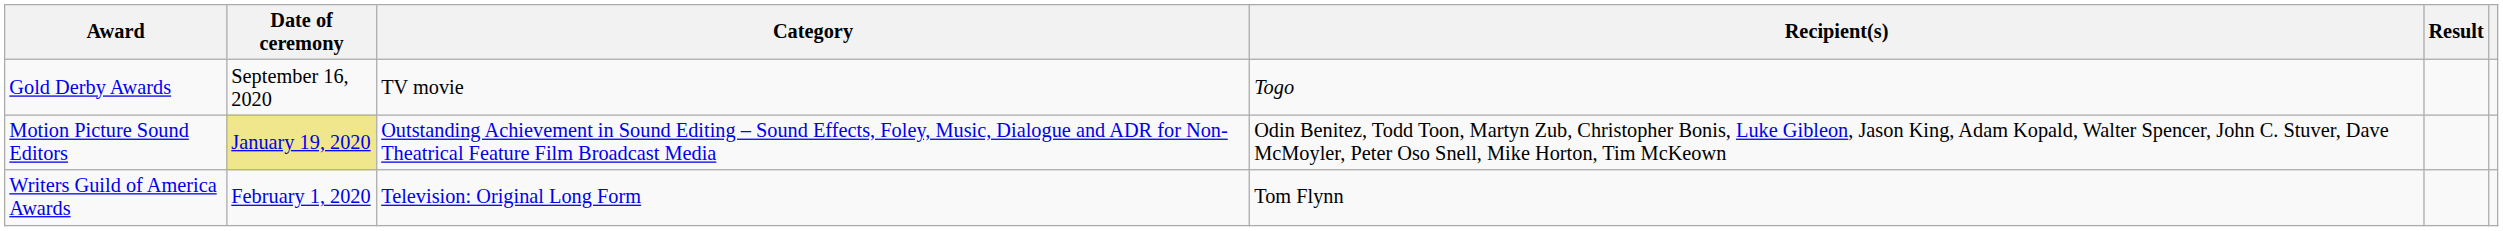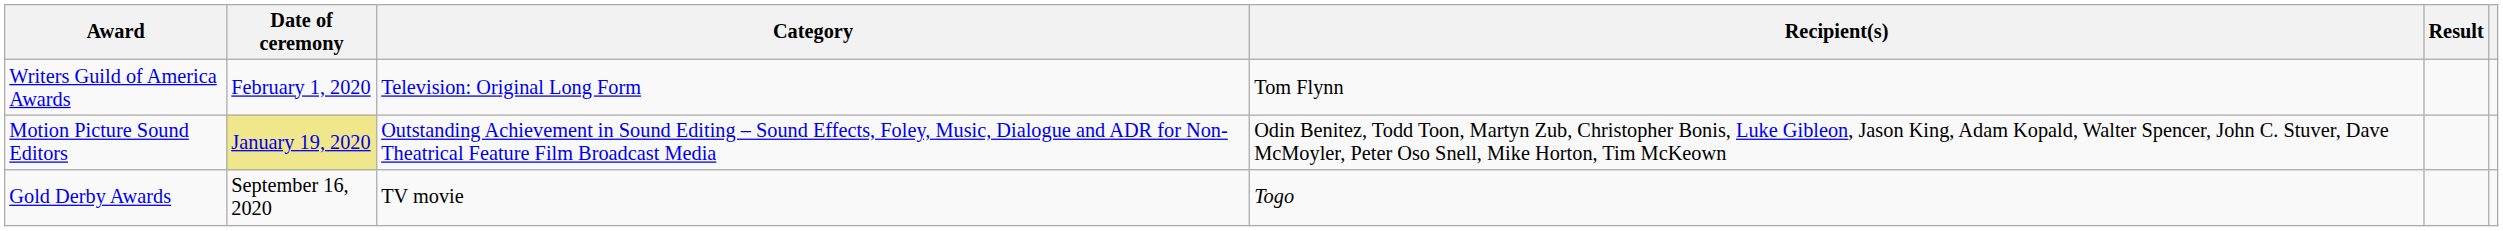rows swapped: (113, 197) <-> (90, 87)
